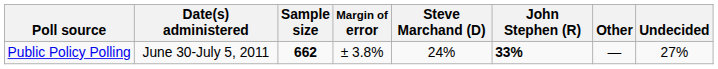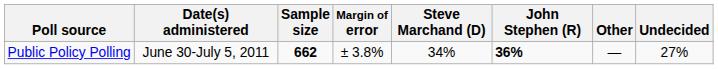(442, 52) 24% -> (442, 52) 34%
(509, 52) 33% -> (509, 52) 36%
